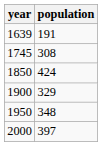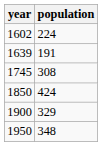+ row: (20, 33)
- row: (20, 131)
